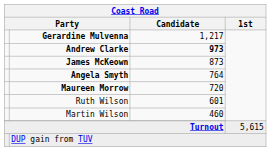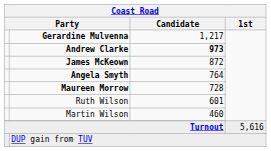(216, 62) 873 -> (216, 62) 872
(216, 88) 720 -> (216, 88) 728
(252, 127) 5,615 -> (252, 127) 5,616
